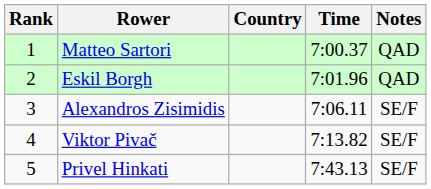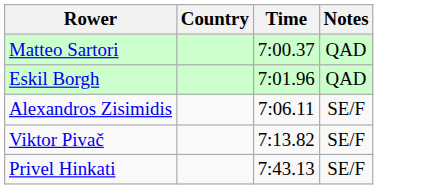- column: (31, 19)
